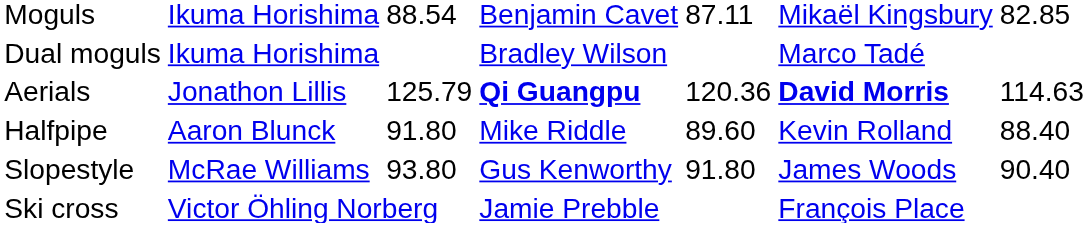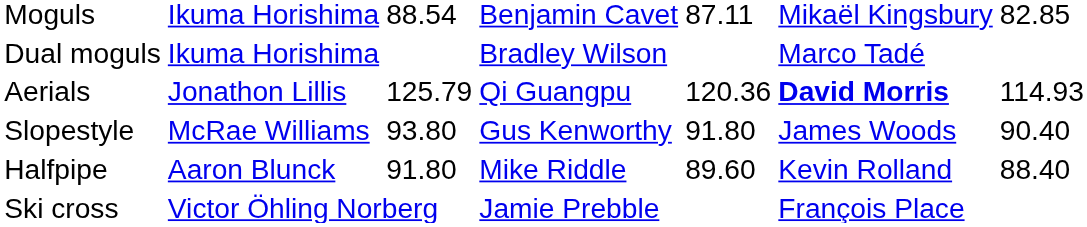(560, 92) bold -> (555, 92) normal
(1042, 92) 114.63 -> (1042, 92) 114.93
rows swapped: (56, 130) <-> (69, 169)
